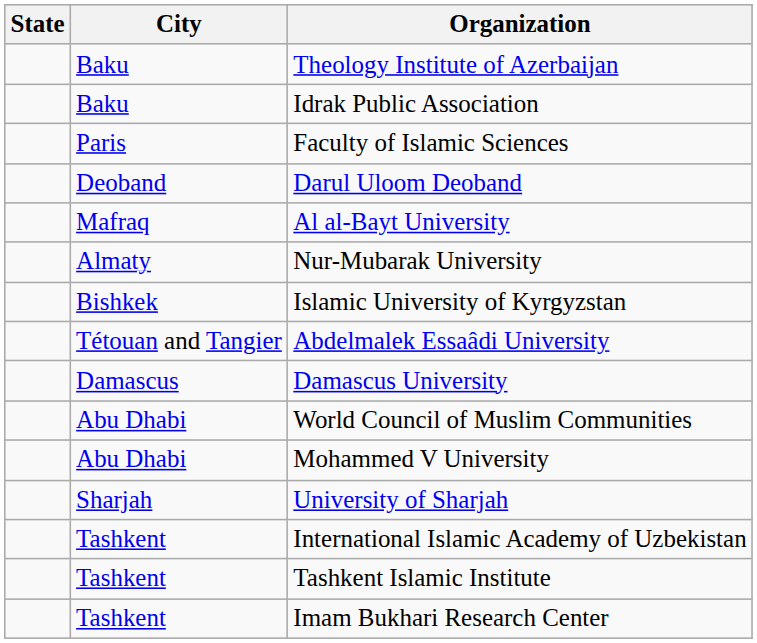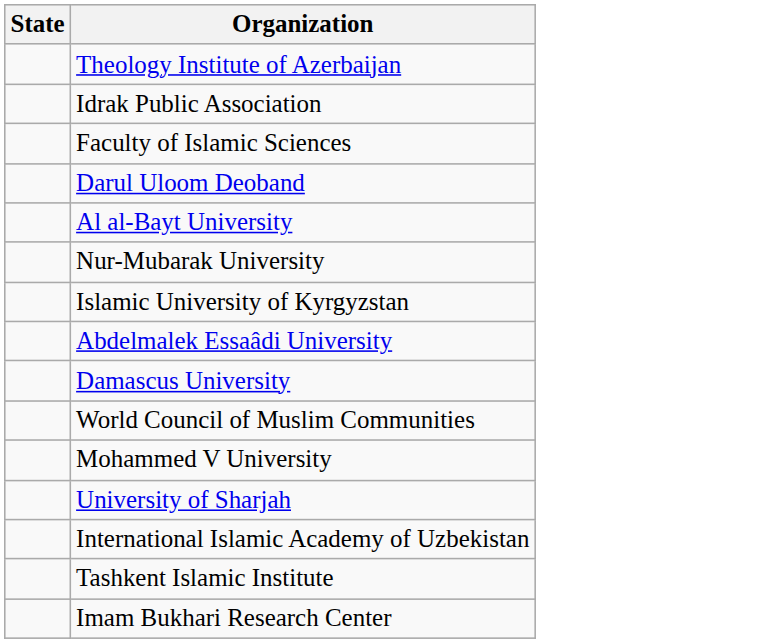- column: (179, 24)
